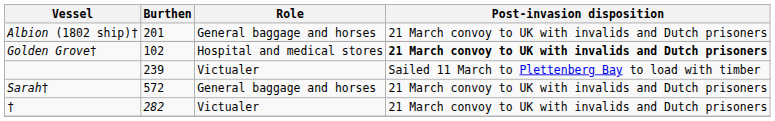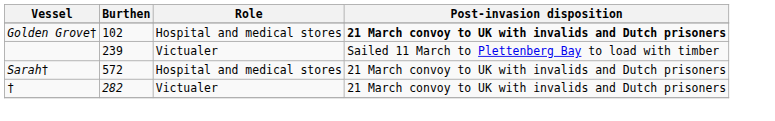- row: (73, 32)
(287, 88) General baggage and horses -> (249, 70) Hospital and medical stores
